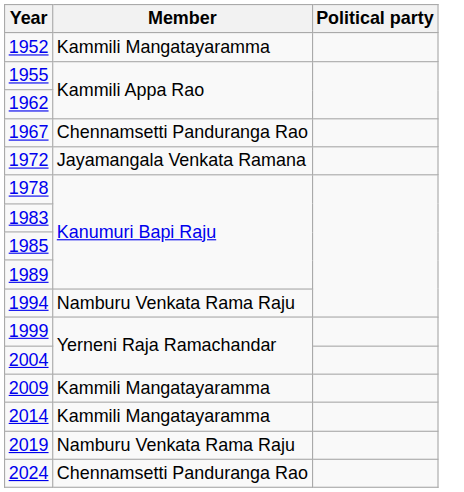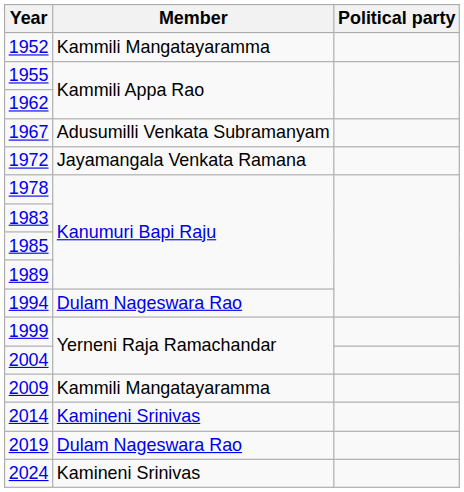(182, 132) Chennamsetti Panduranga Rao -> (193, 132) Adusumilli Venkata Subramanyam
(176, 302) Namburu Venkata Rama Raju -> (149, 302) Dulam Nageswara Rao
(163, 416) Kammili Mangatayaramma -> (129, 416) Kamineni Srinivas
(176, 445) Namburu Venkata Rama Raju -> (149, 445) Dulam Nageswara Rao
(182, 473) Chennamsetti Panduranga Rao -> (129, 473) Kamineni Srinivas
